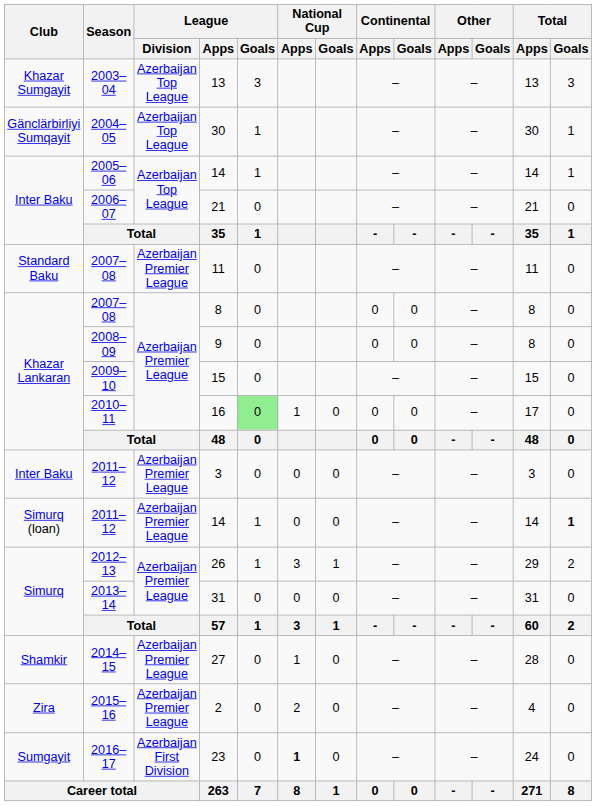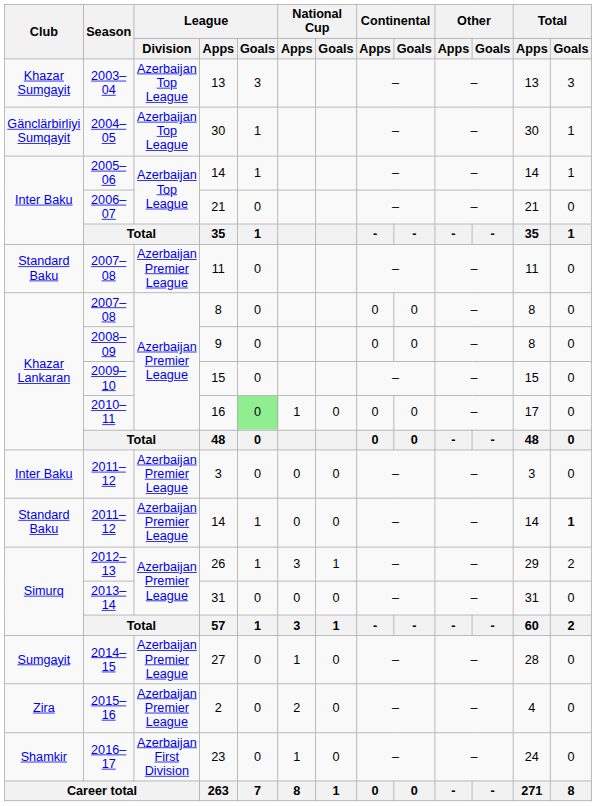(44, 522) Simurq (loan) -> (44, 522) Standard Baku
(44, 659) Shamkir -> (44, 659) Sumgayit
(44, 756) Sumgayit -> (44, 756) Shamkir
(297, 756) bold -> (297, 756) normal
